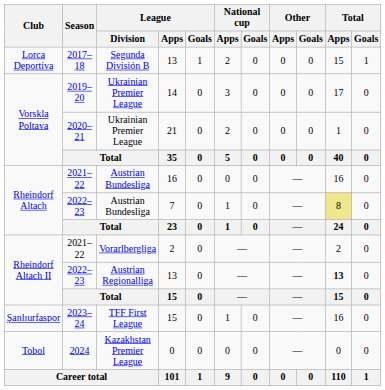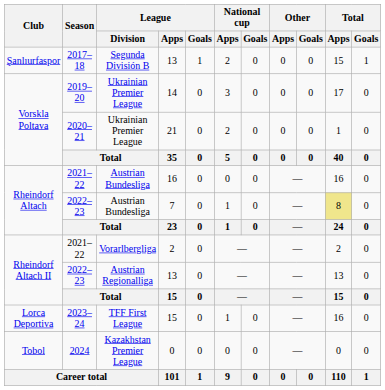(33, 60) Lorca Deportiva -> (33, 60) Şanlıurfaspor
(338, 275) bold -> (338, 275) normal
(33, 318) Şanlıurfaspor -> (33, 318) Lorca Deportiva
